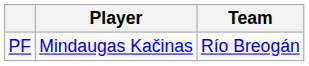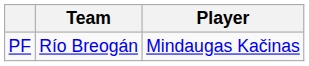columns swapped: (116, 18) <-> (250, 18)
